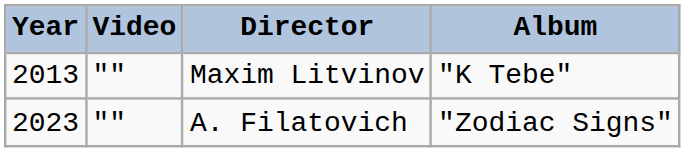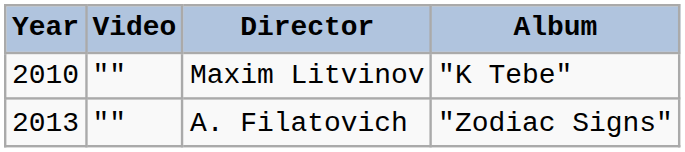(45, 75) 2013 -> (45, 75) 2010
(45, 122) 2023 -> (45, 122) 2013
